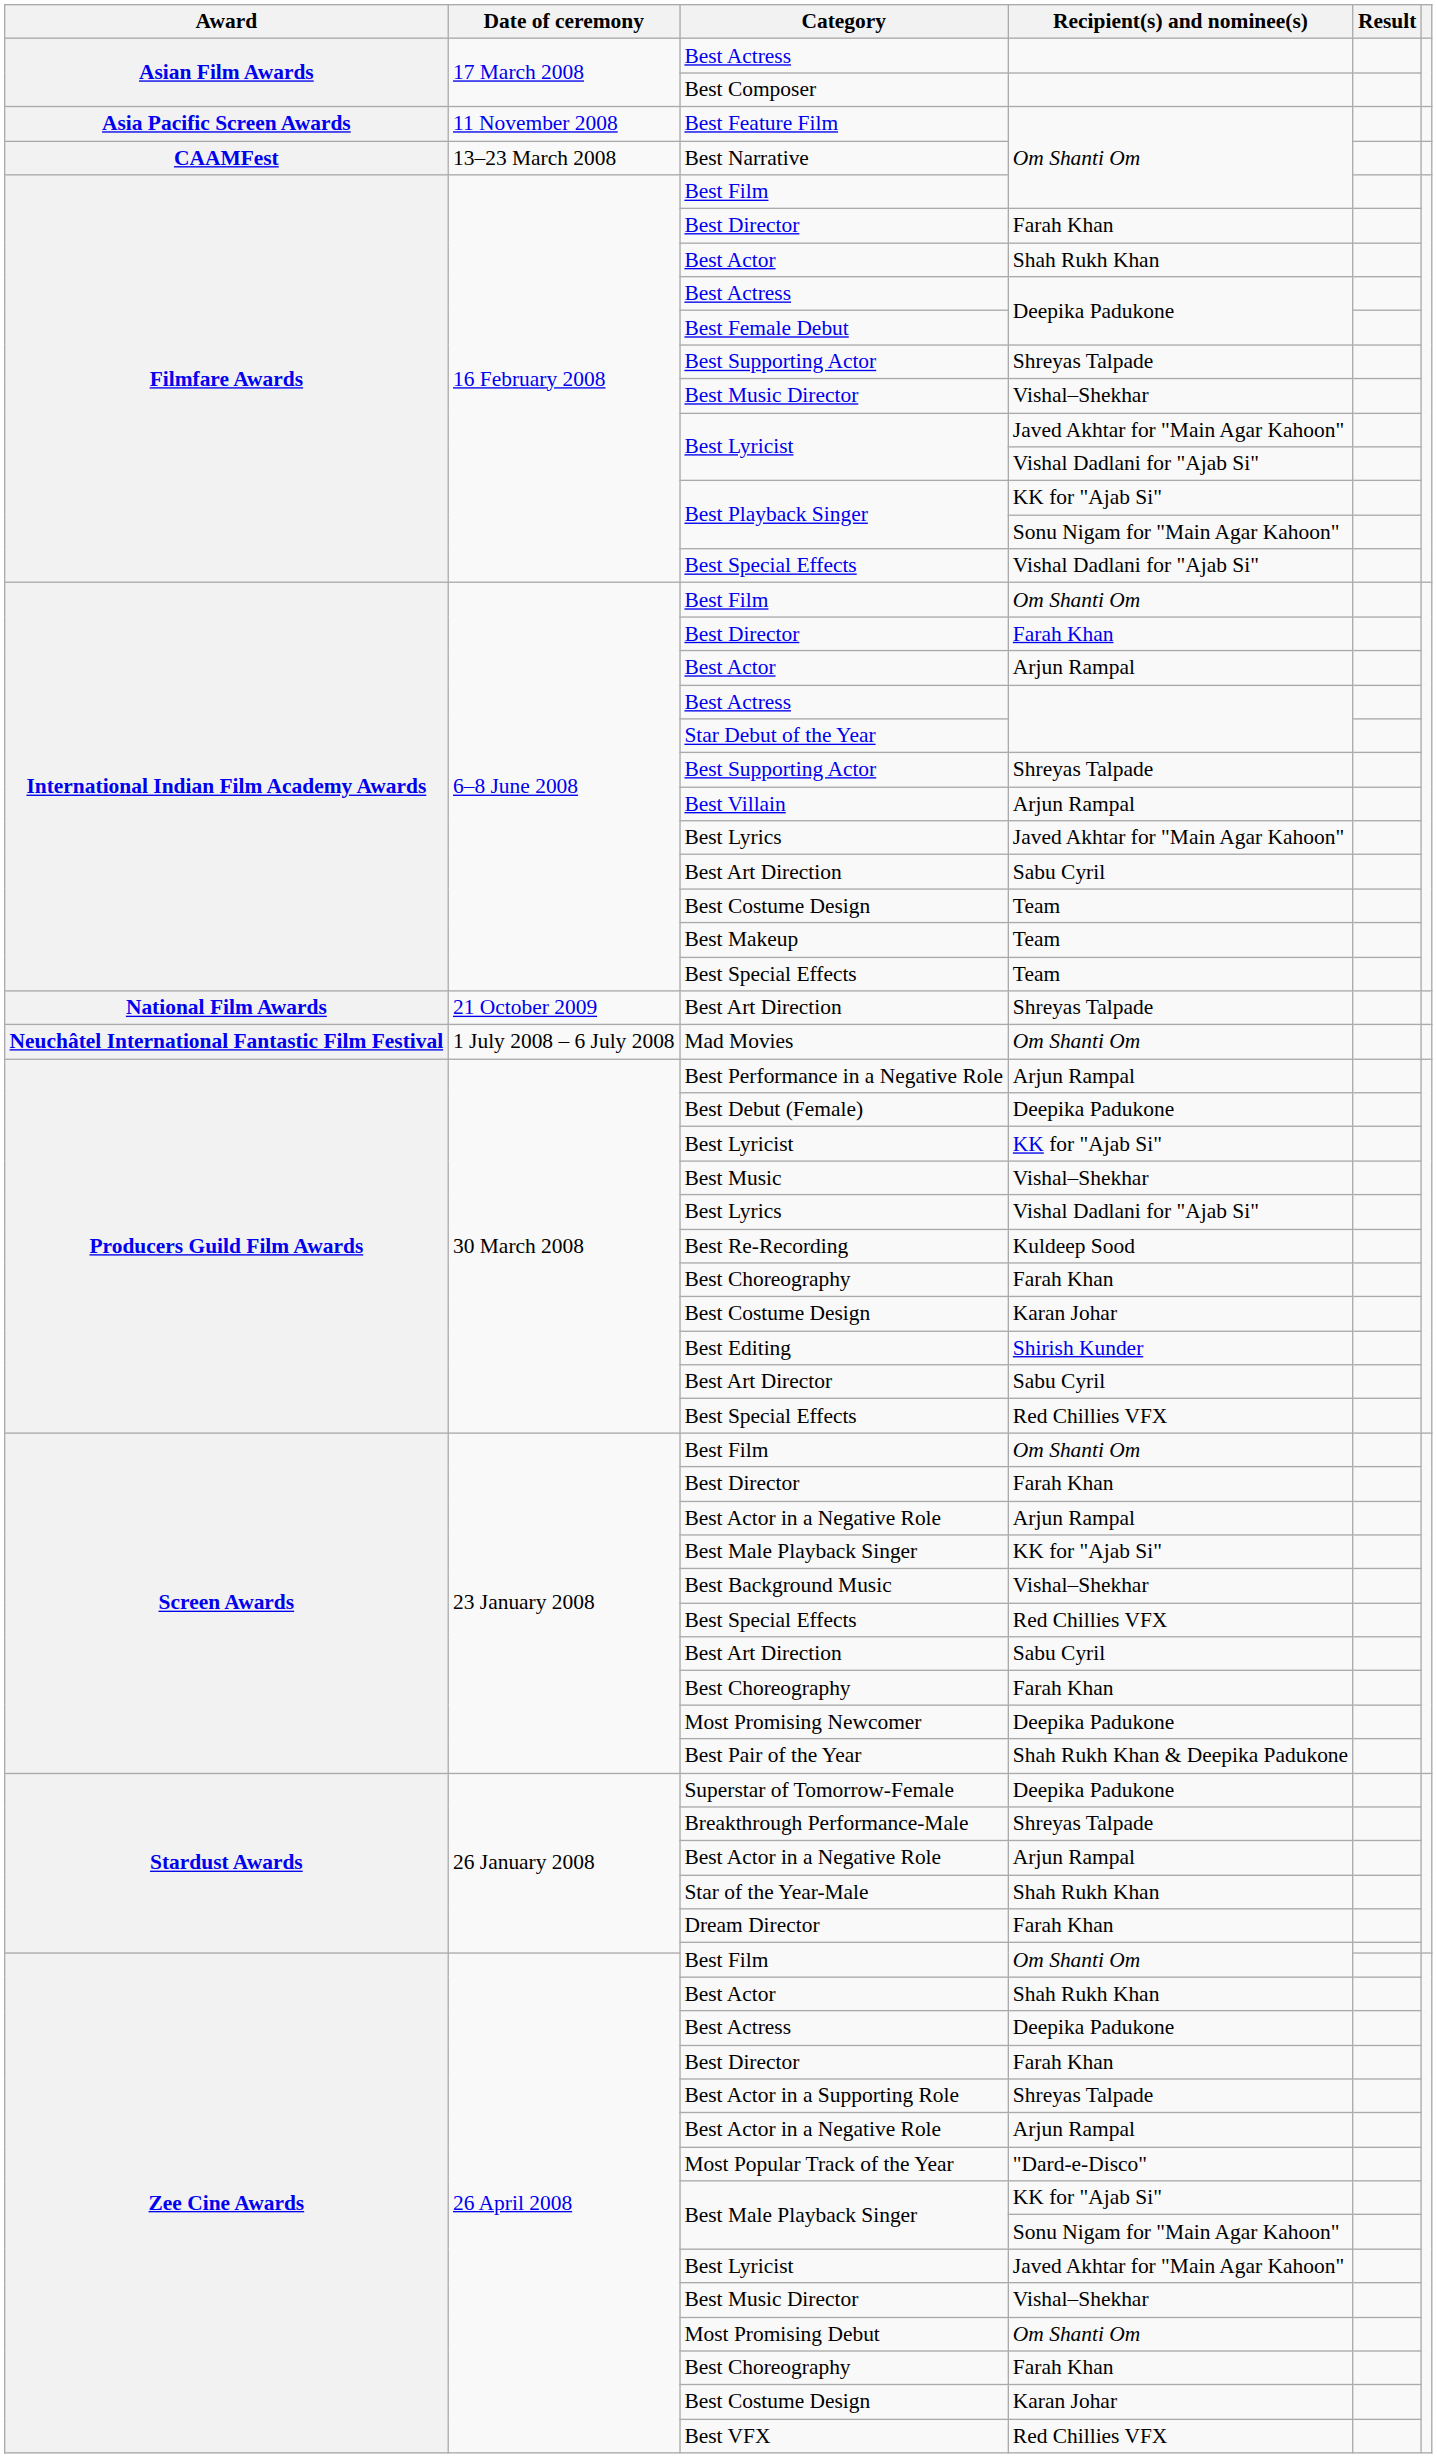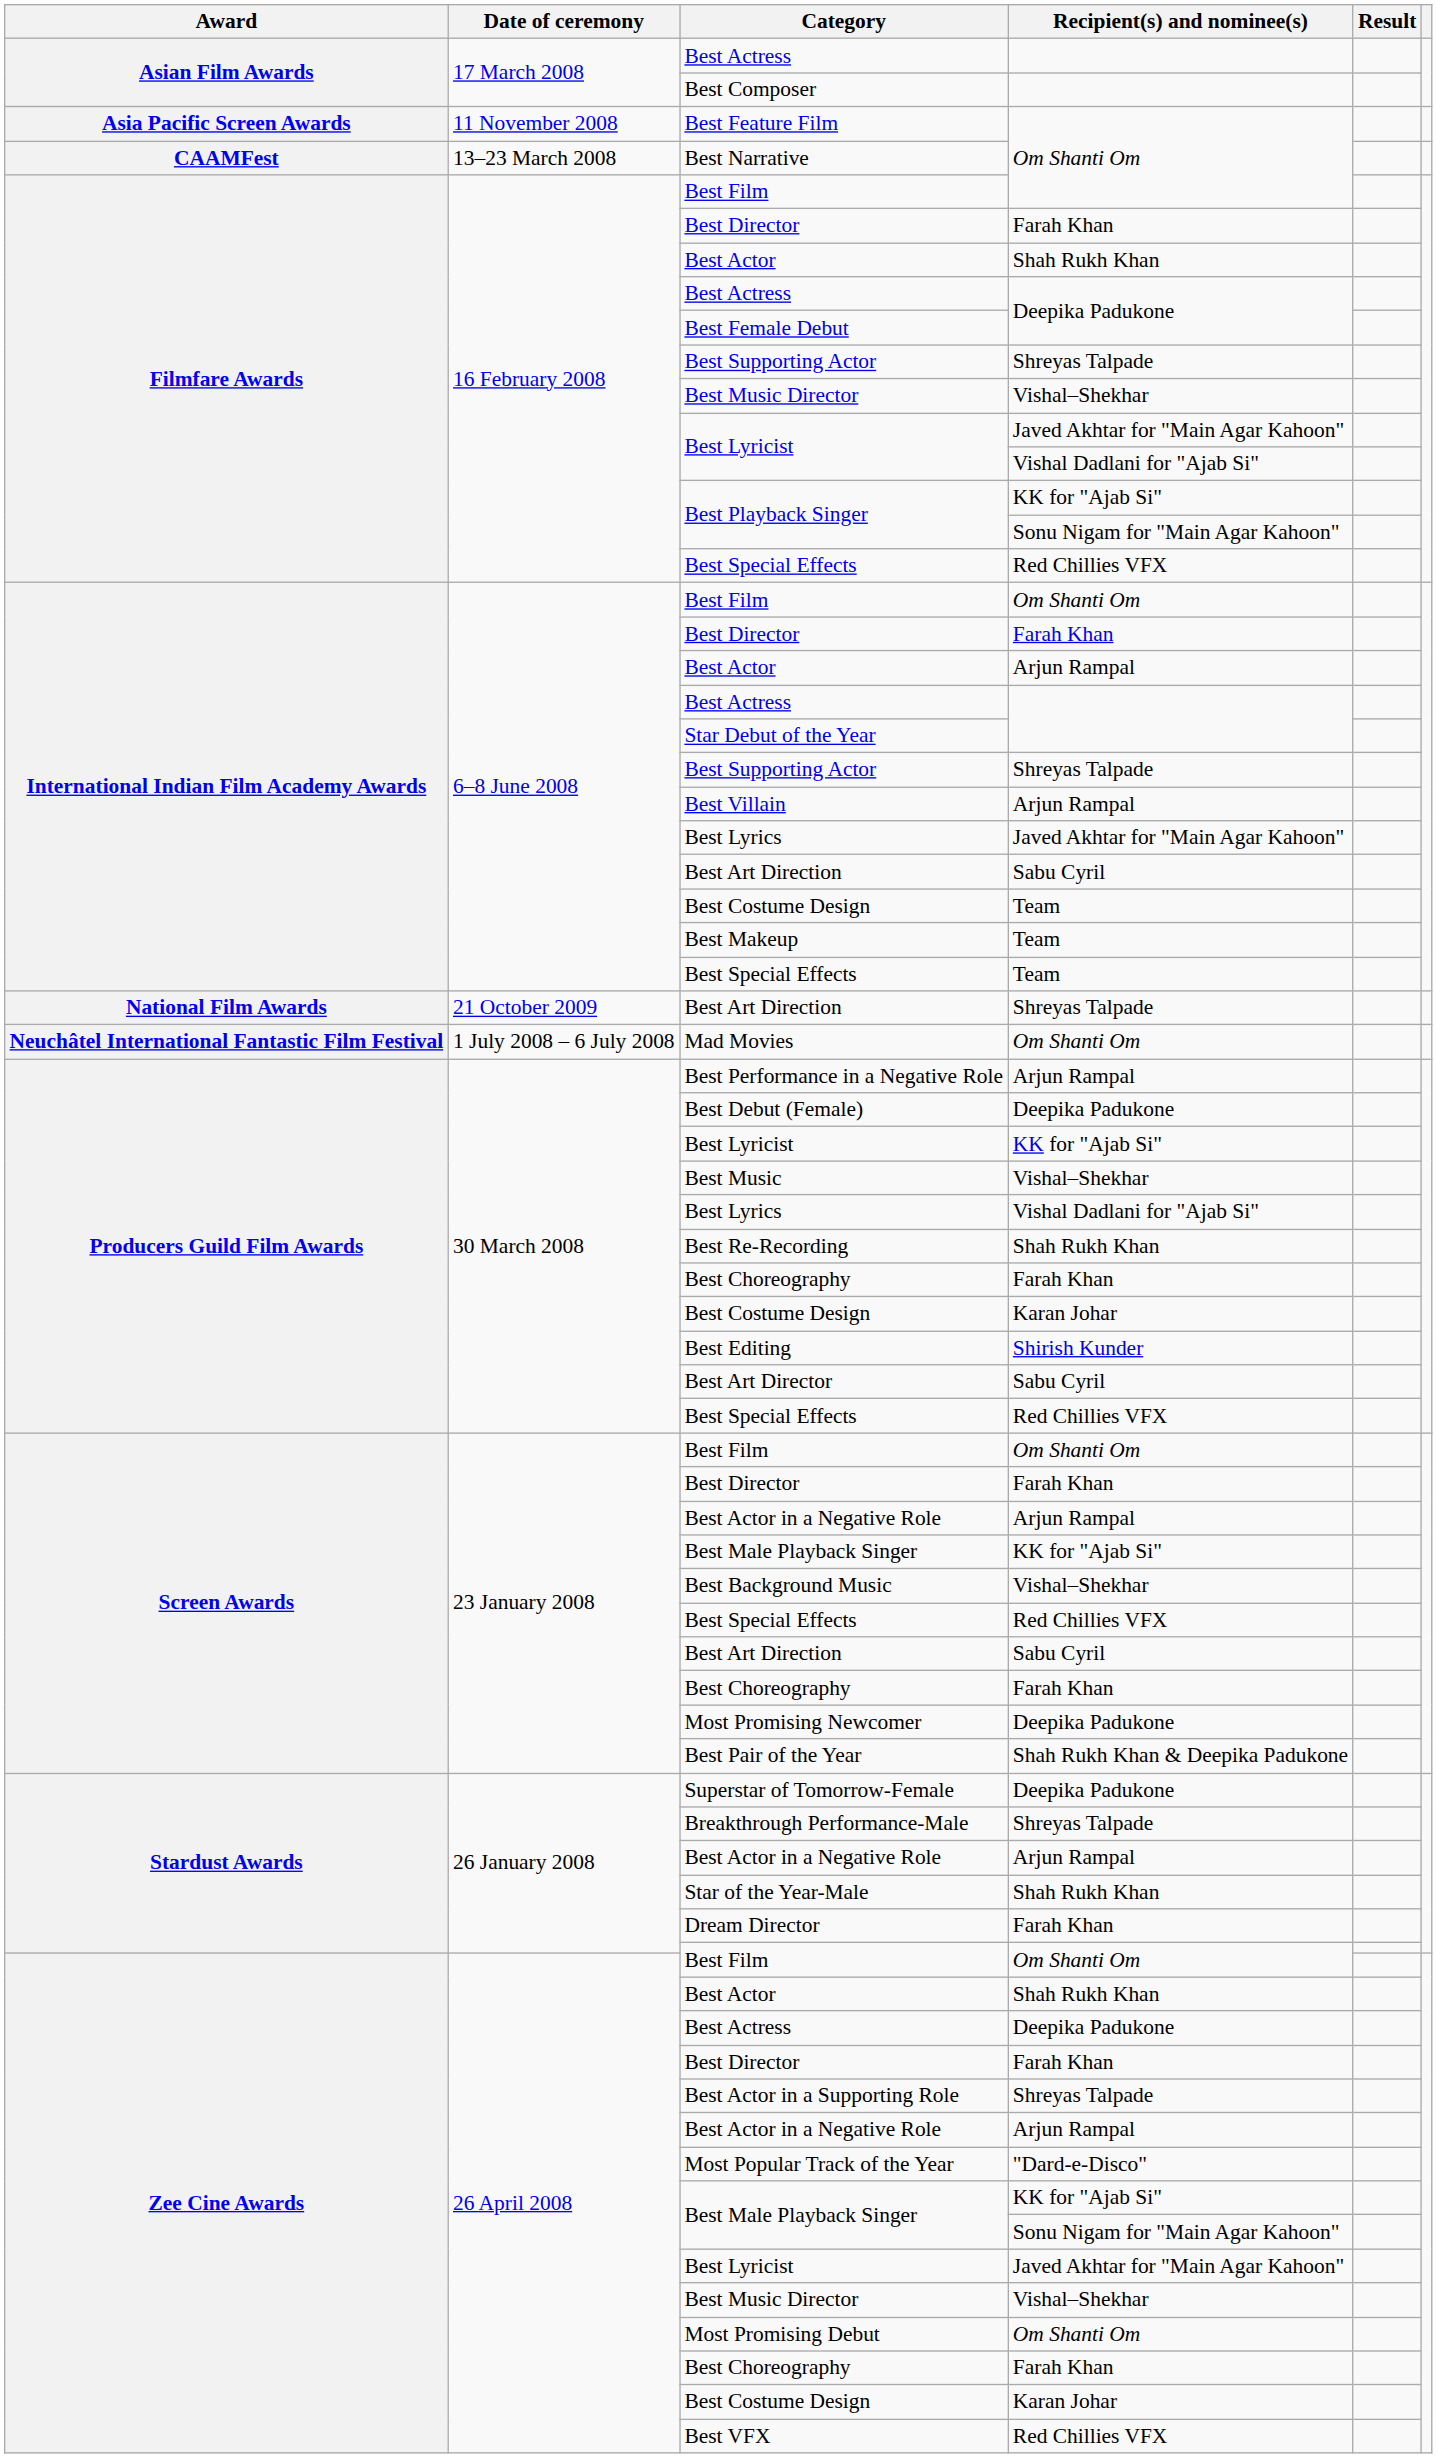(1136, 565) Vishal Dadlani for "Ajab Si" -> (1090, 565) Red Chillies VFX
(1074, 1245) Kuldeep Sood -> (1086, 1245) Shah Rukh Khan
